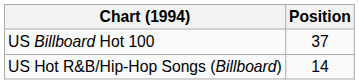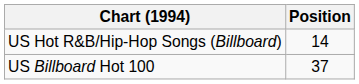rows swapped: (81, 41) <-> (145, 66)
